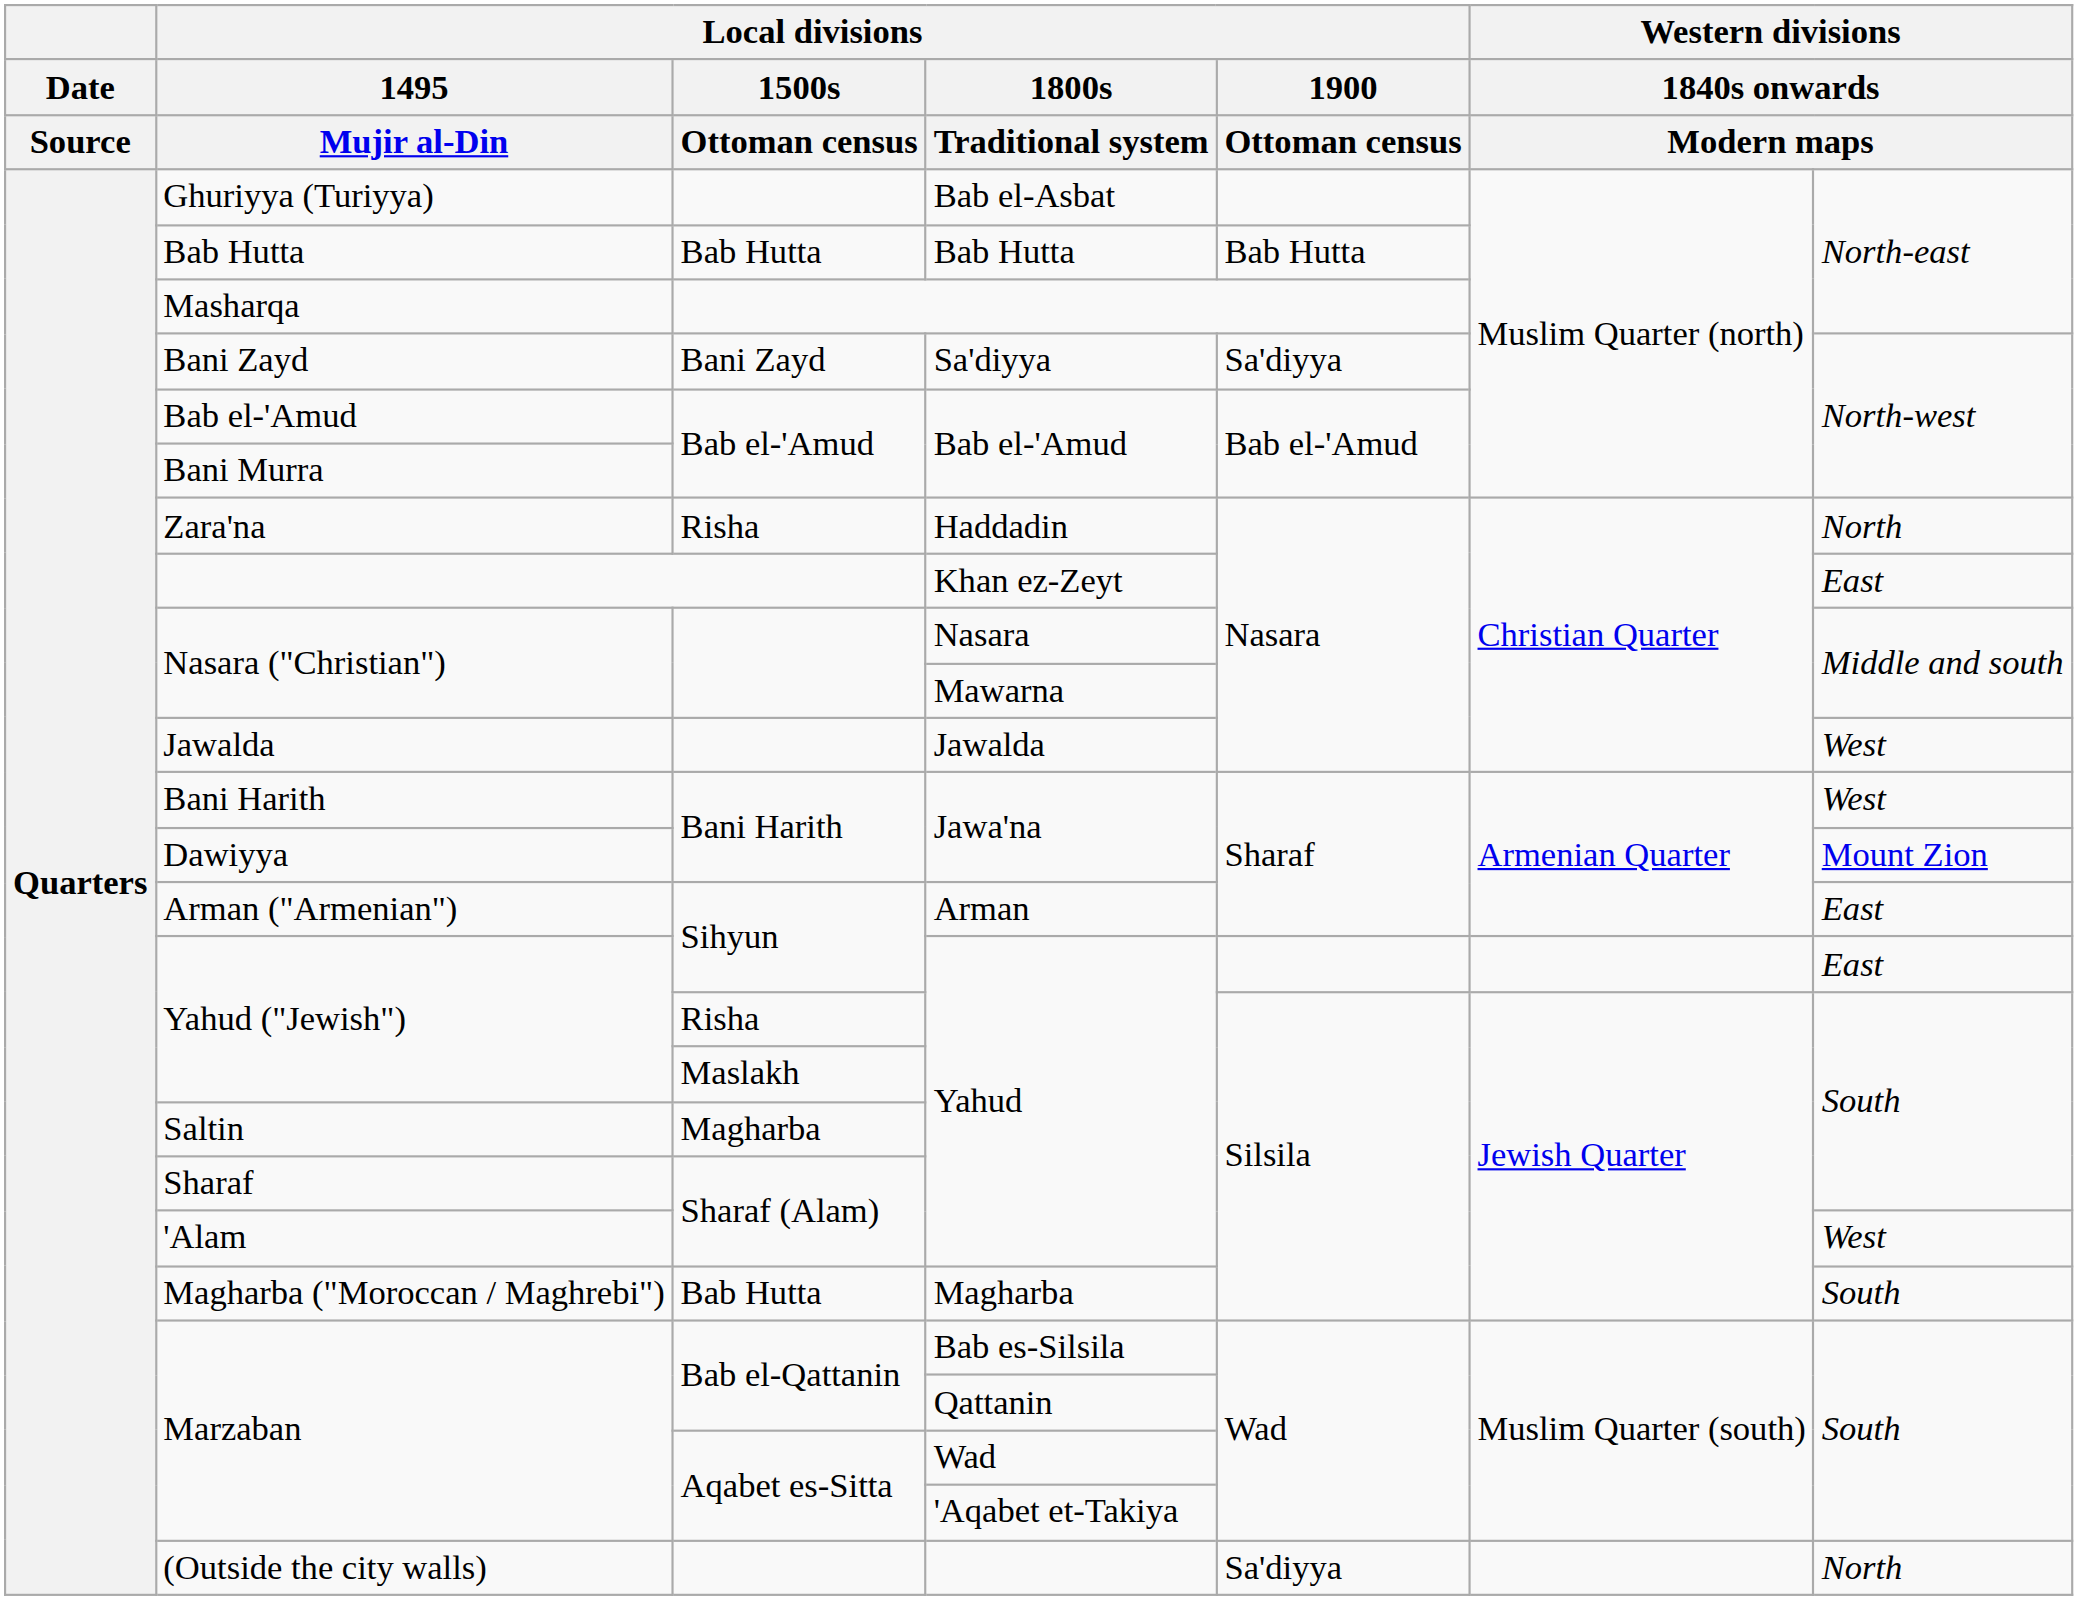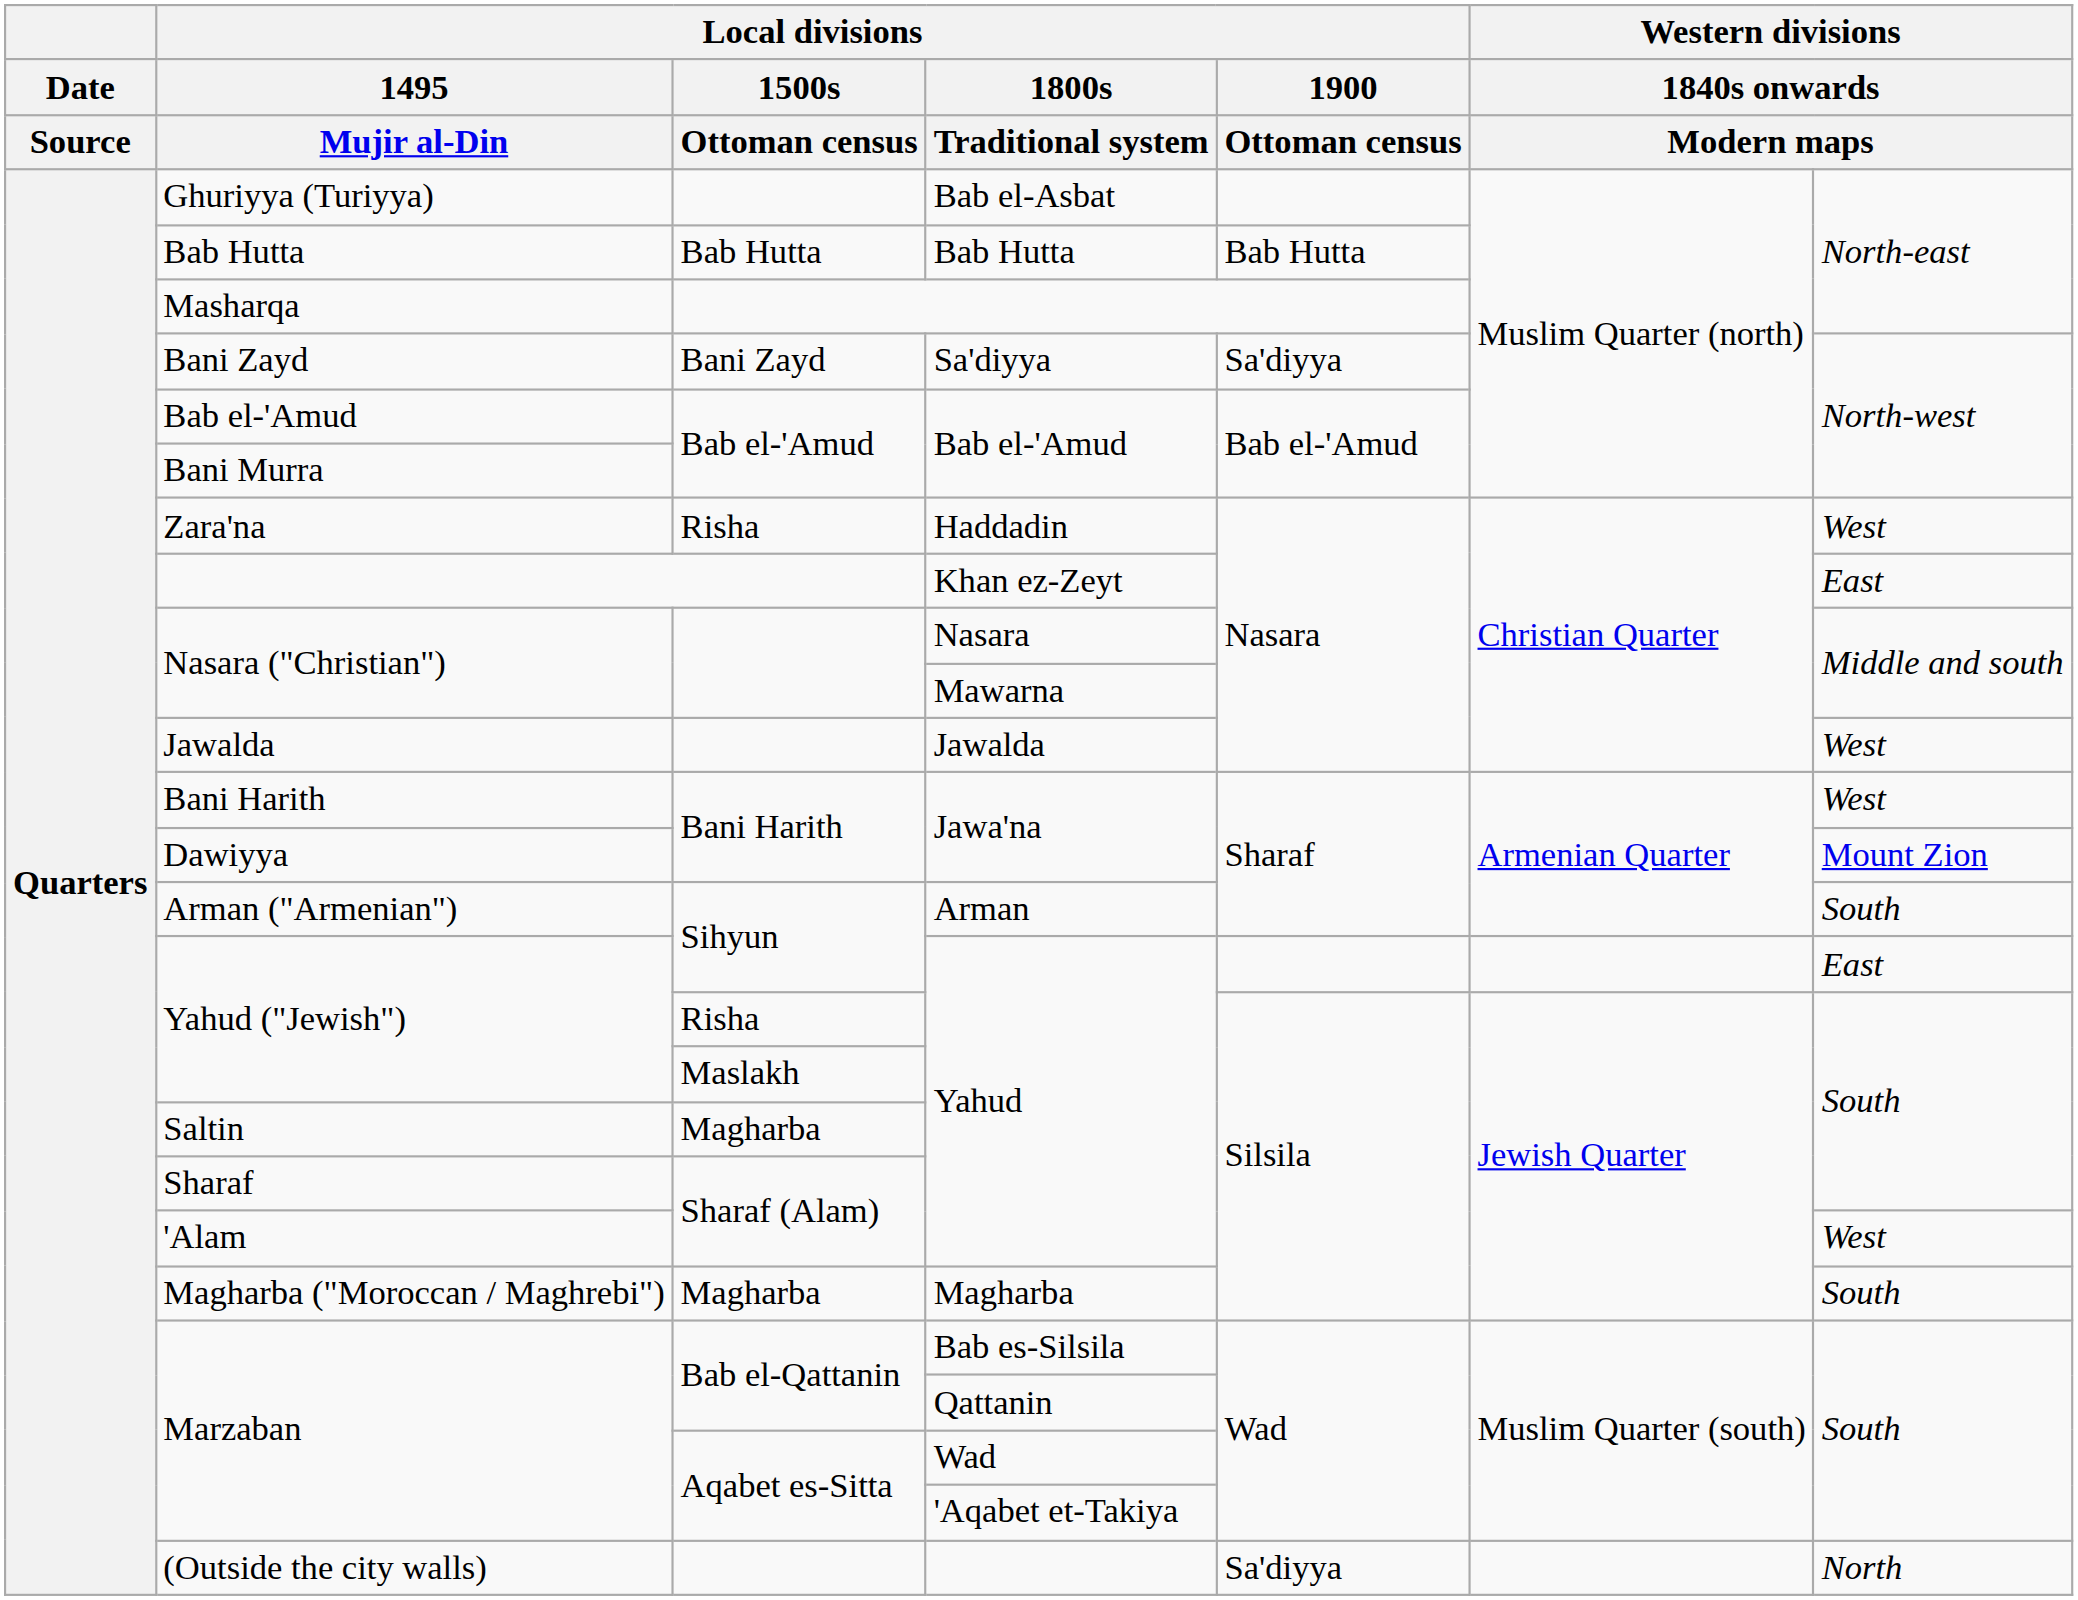(1862, 525) North -> (1854, 525) West
(1852, 908) East -> (1861, 908) South
(751, 1292) Bab Hutta -> (751, 1292) Magharba
